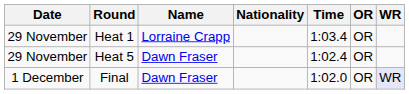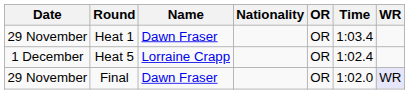columns swapped: (329, 15) <-> (363, 15)
(186, 36) Lorraine Crapp -> (179, 36) Dawn Fraser
(47, 57) 29 November -> (47, 57) 1 December
(179, 57) Dawn Fraser -> (186, 57) Lorraine Crapp
(47, 78) 1 December -> (47, 78) 29 November
